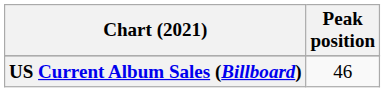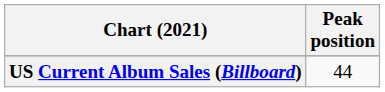(343, 71) 46 -> (343, 71) 44
